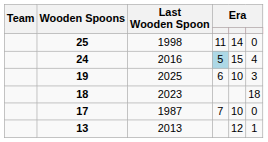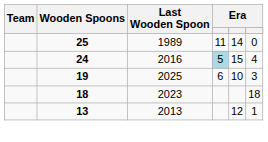(170, 42) 1998 -> (170, 42) 1989
- row: (82, 111)
